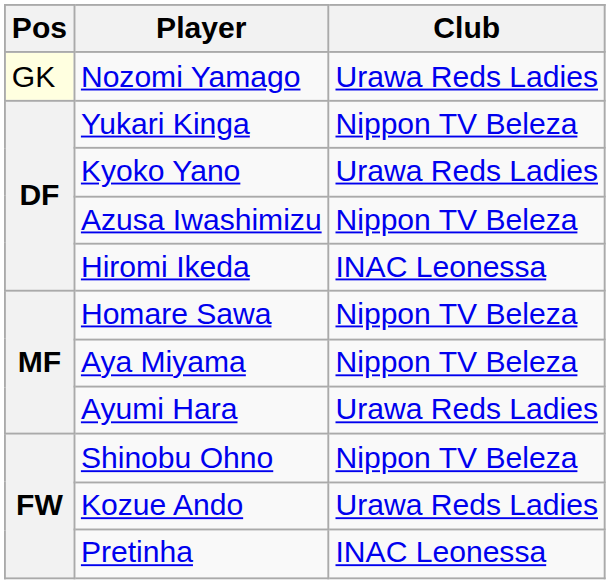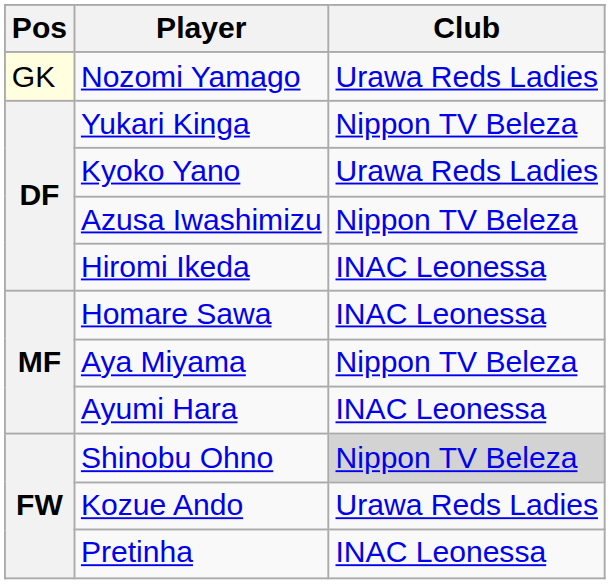(456, 314) Nippon TV Beleza -> (441, 314) INAC Leonessa
(467, 409) Urawa Reds Ladies -> (441, 409) INAC Leonessa
(456, 457) no background -> (456, 457) lightgrey background
